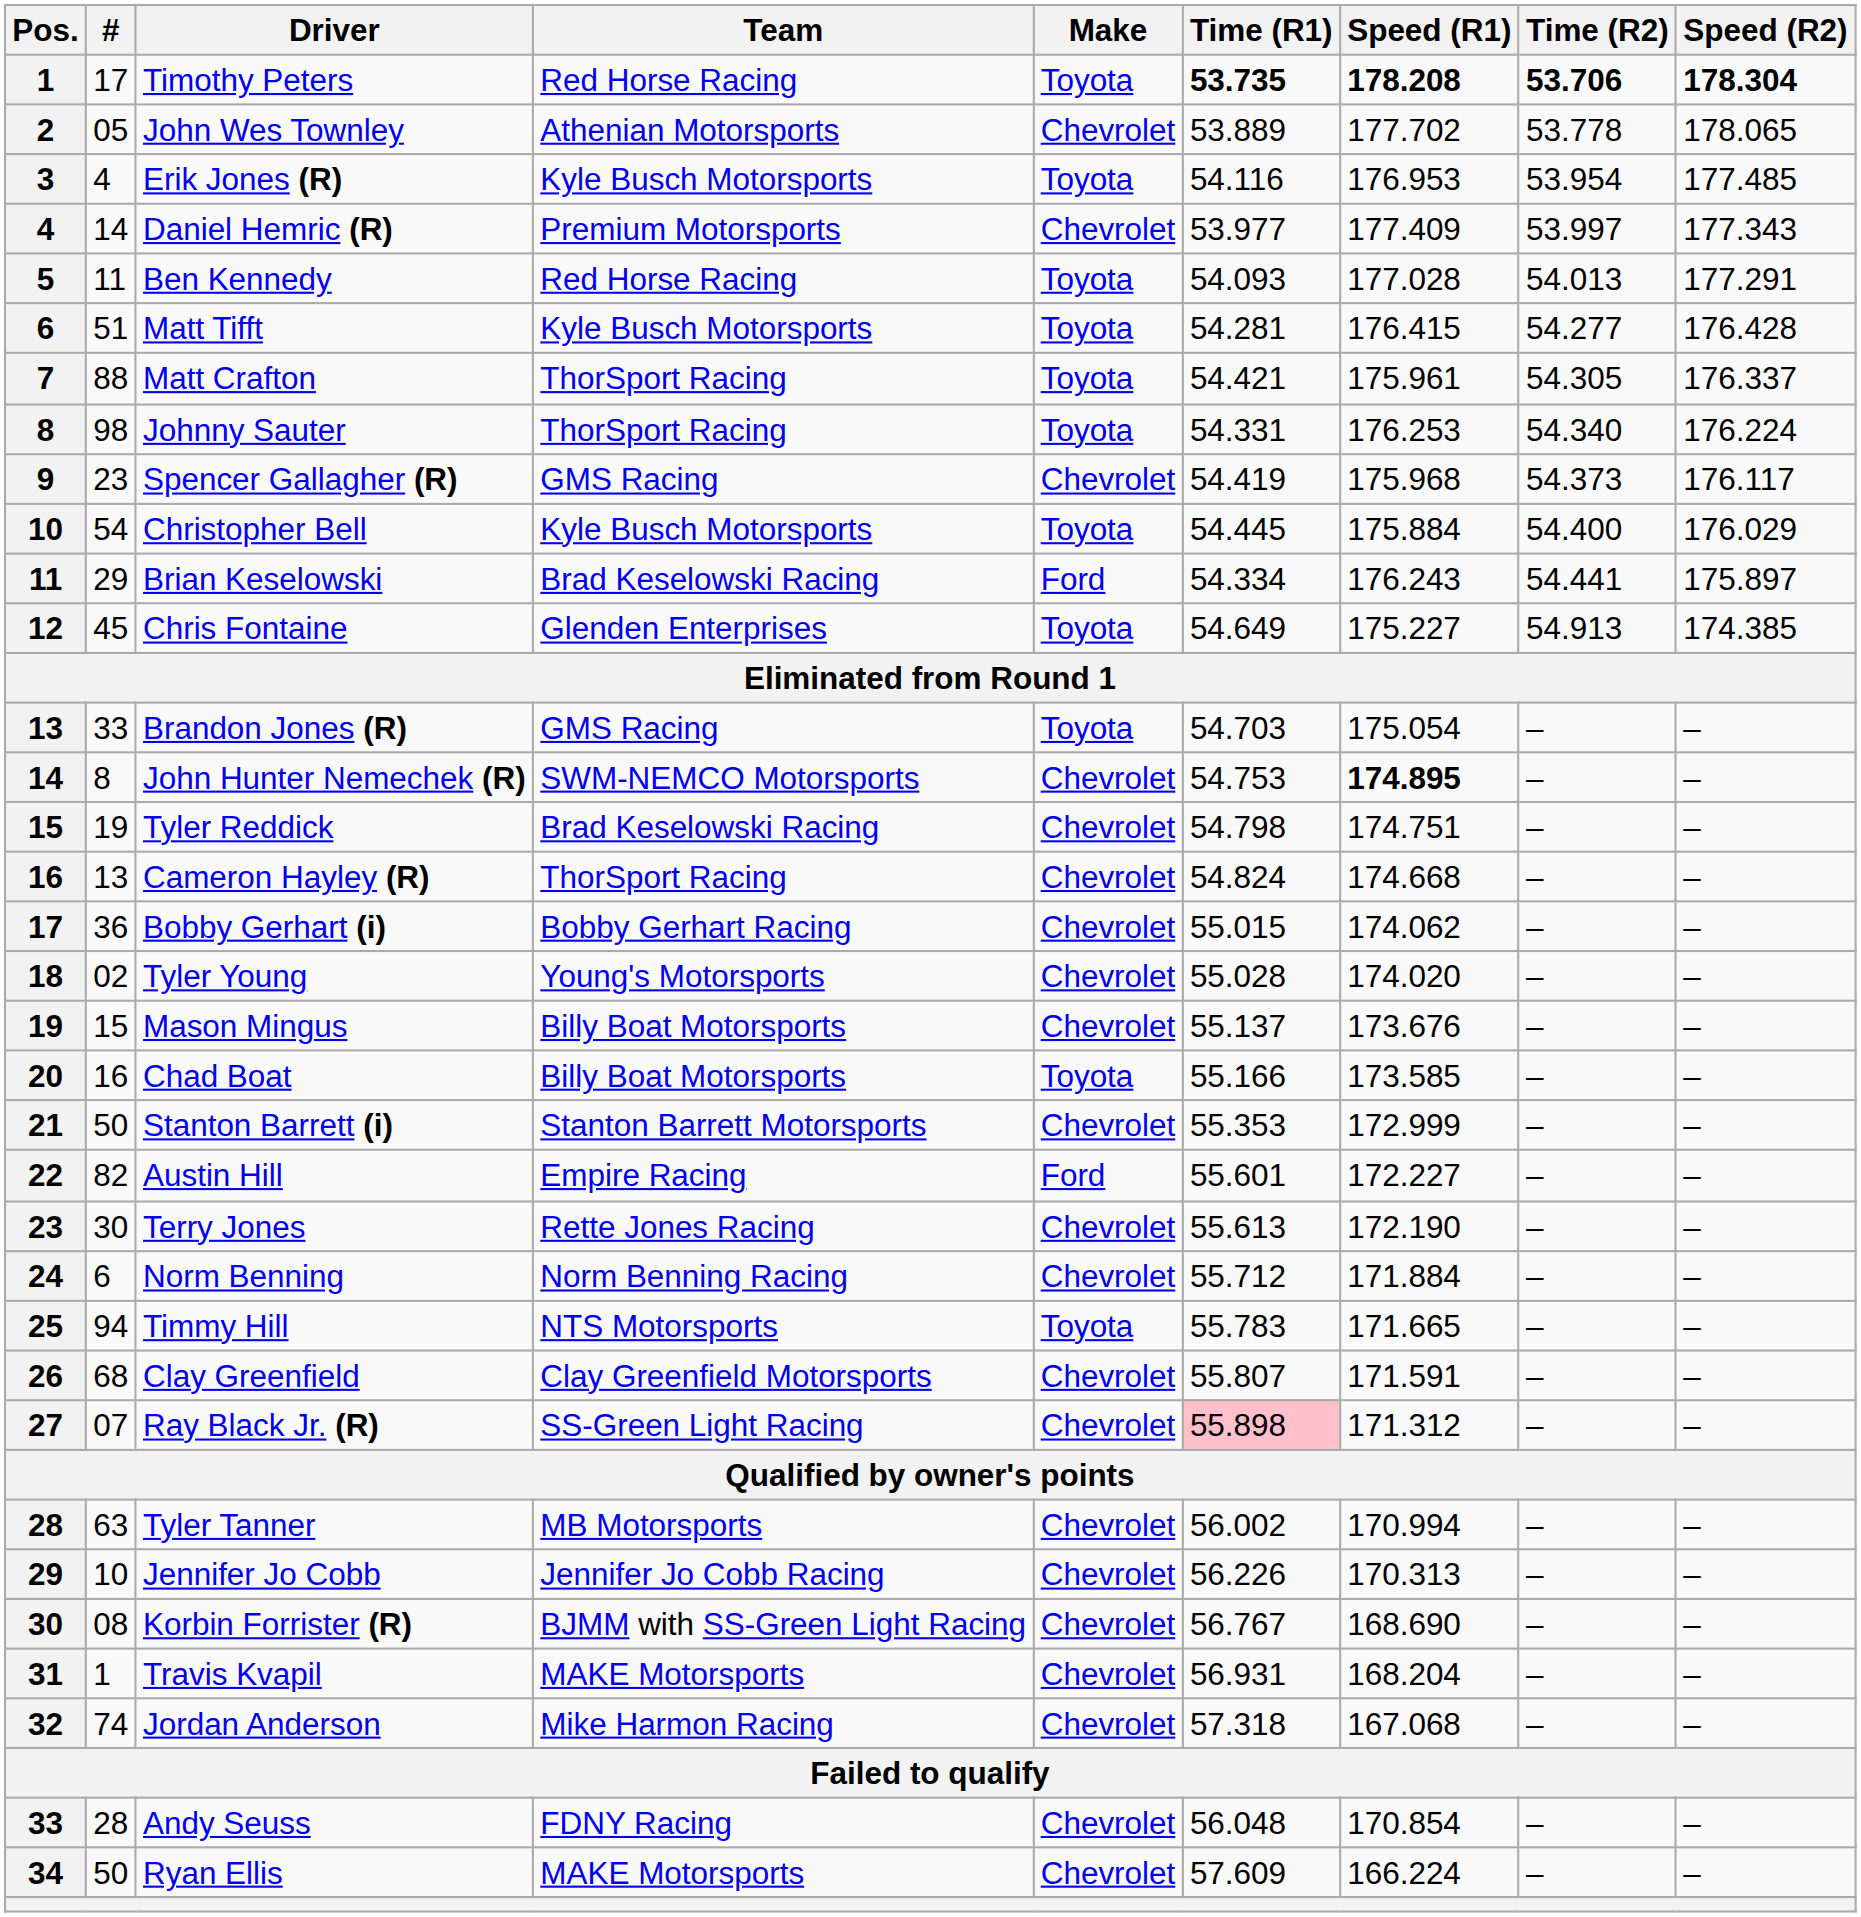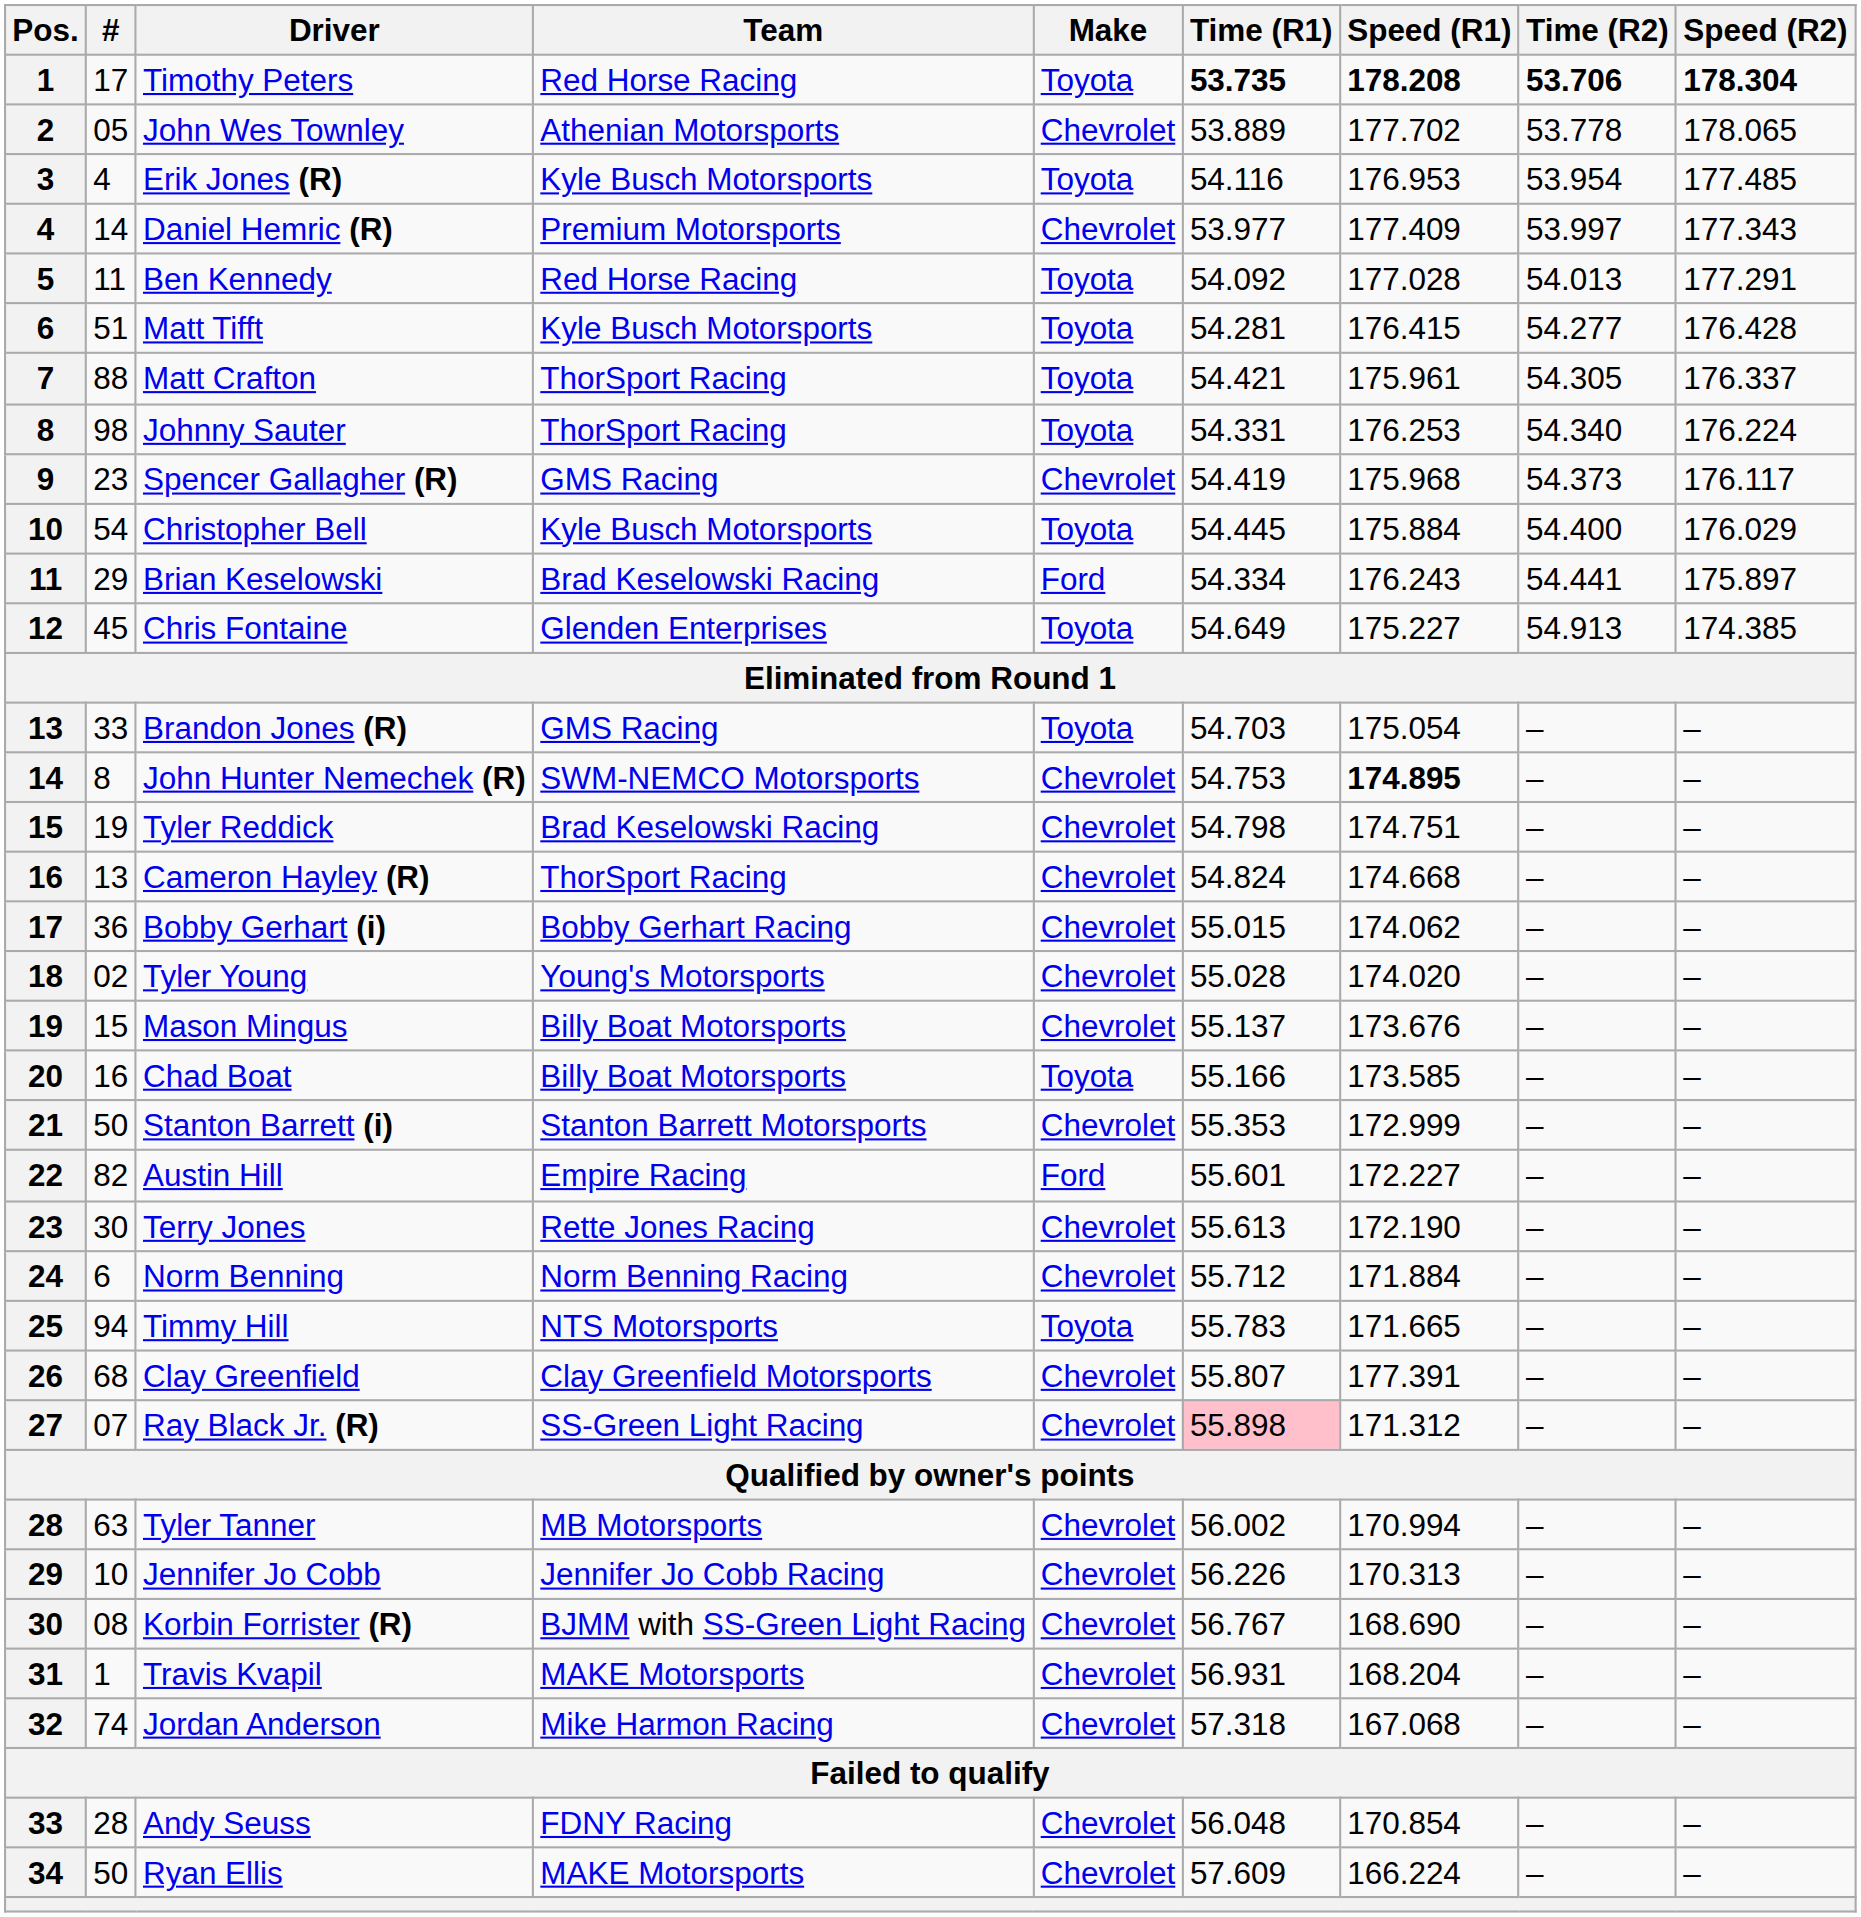(1238, 279) 54.093 -> (1238, 279) 54.092
(1404, 1375) 171.591 -> (1404, 1375) 177.391
